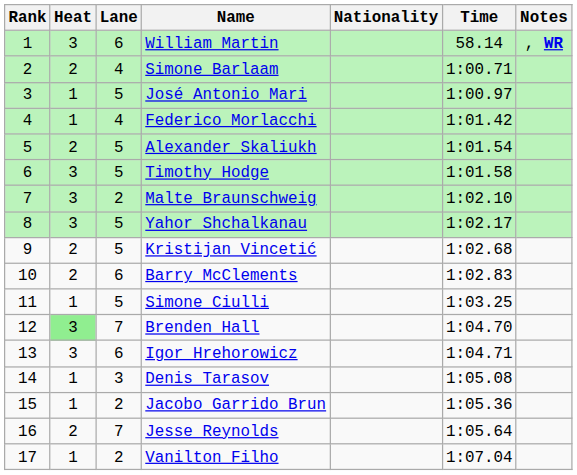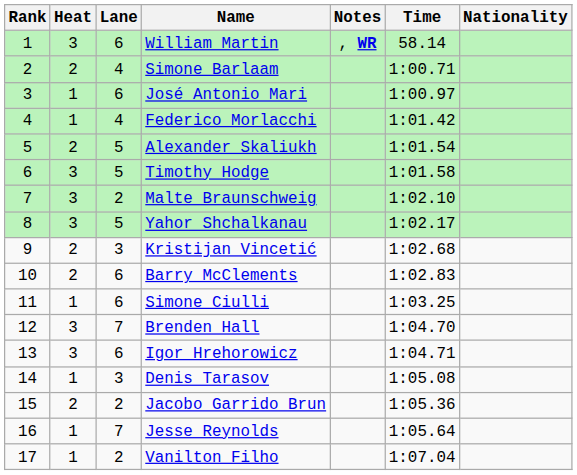columns swapped: (386, 18) <-> (544, 18)
(119, 95) 5 -> (119, 95) 6
(119, 250) 5 -> (119, 250) 3
(119, 302) 5 -> (119, 302) 6
(73, 328) lightgreen background -> (73, 328) no background
(73, 405) 1 -> (73, 405) 2
(73, 431) 2 -> (73, 431) 1
